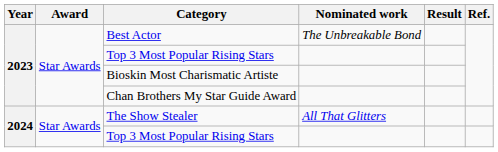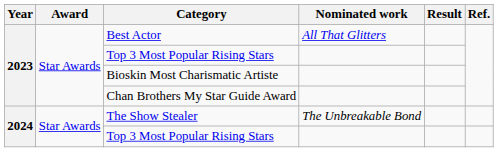(362, 34) The Unbreakable Bond -> (344, 34) All That Glitters
(344, 116) All That Glitters -> (362, 116) The Unbreakable Bond
